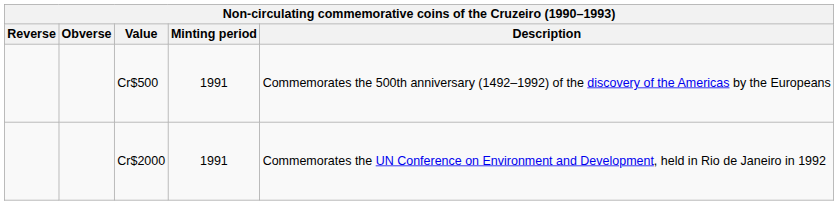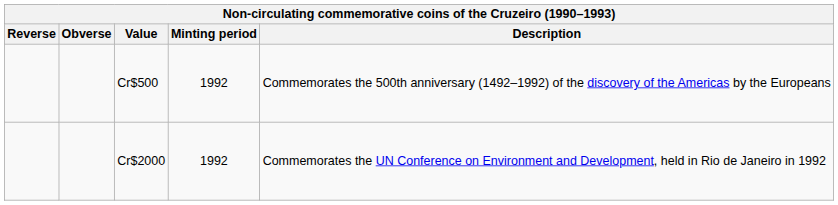(214, 83) 1991 -> (214, 83) 1992
(214, 161) 1991 -> (214, 161) 1992
